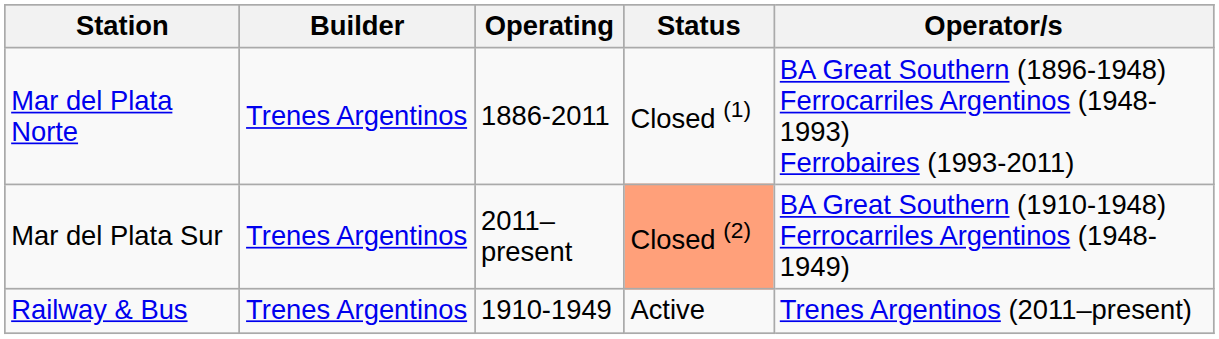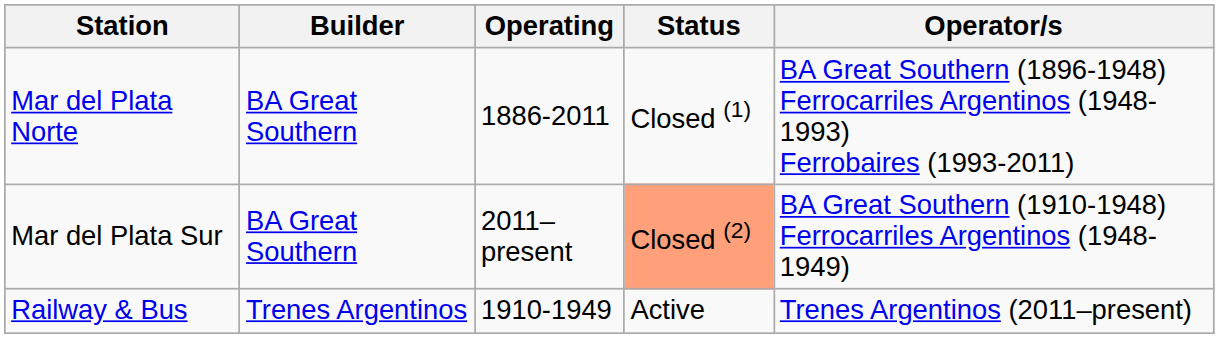(357, 115) Trenes Argentinos -> (302, 115) BA Great Southern
(357, 236) Trenes Argentinos -> (302, 236) BA Great Southern
